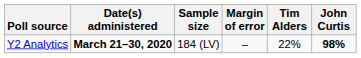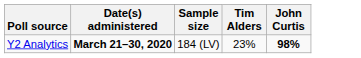- column: (245, 20)
(289, 44) 22% -> (244, 44) 23%
